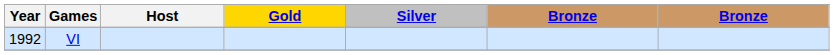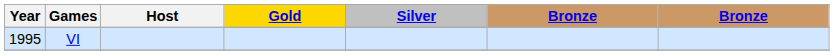(25, 39) 1992 -> (25, 39) 1995
